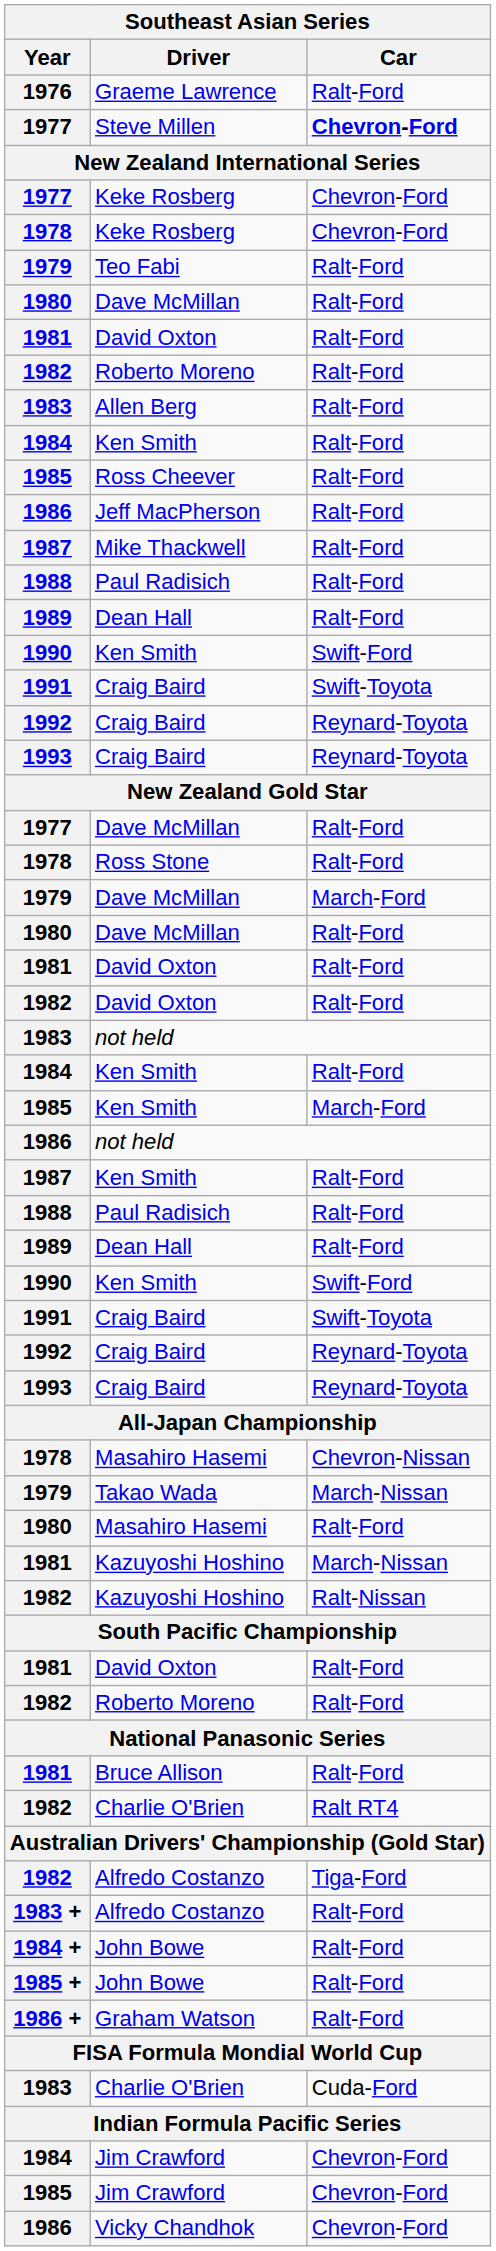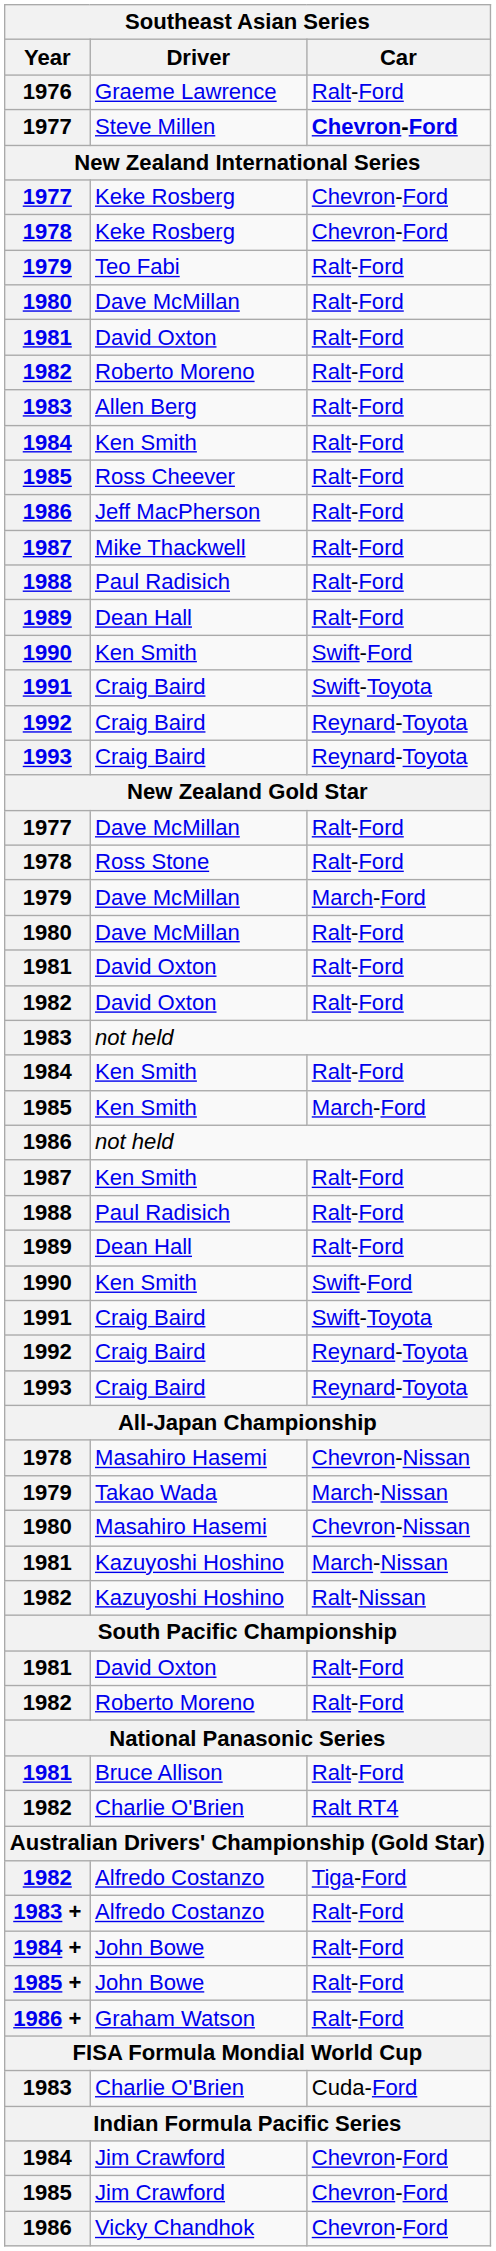(358, 1527) Ralt-Ford -> (391, 1527) Chevron-Nissan
